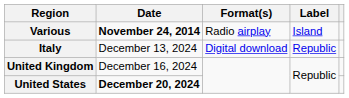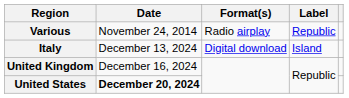(149, 31) bold -> (148, 31) normal
(308, 31) Island -> (314, 31) Republic
(314, 48) Republic -> (307, 48) Island
